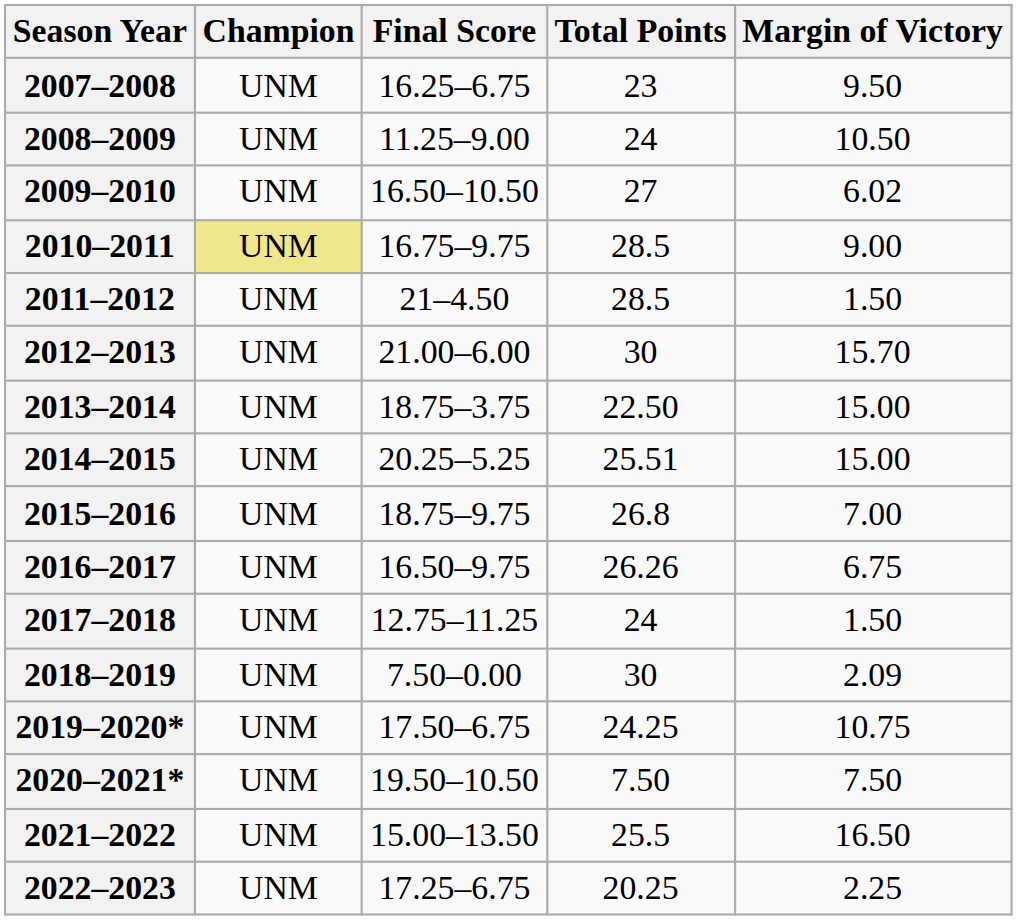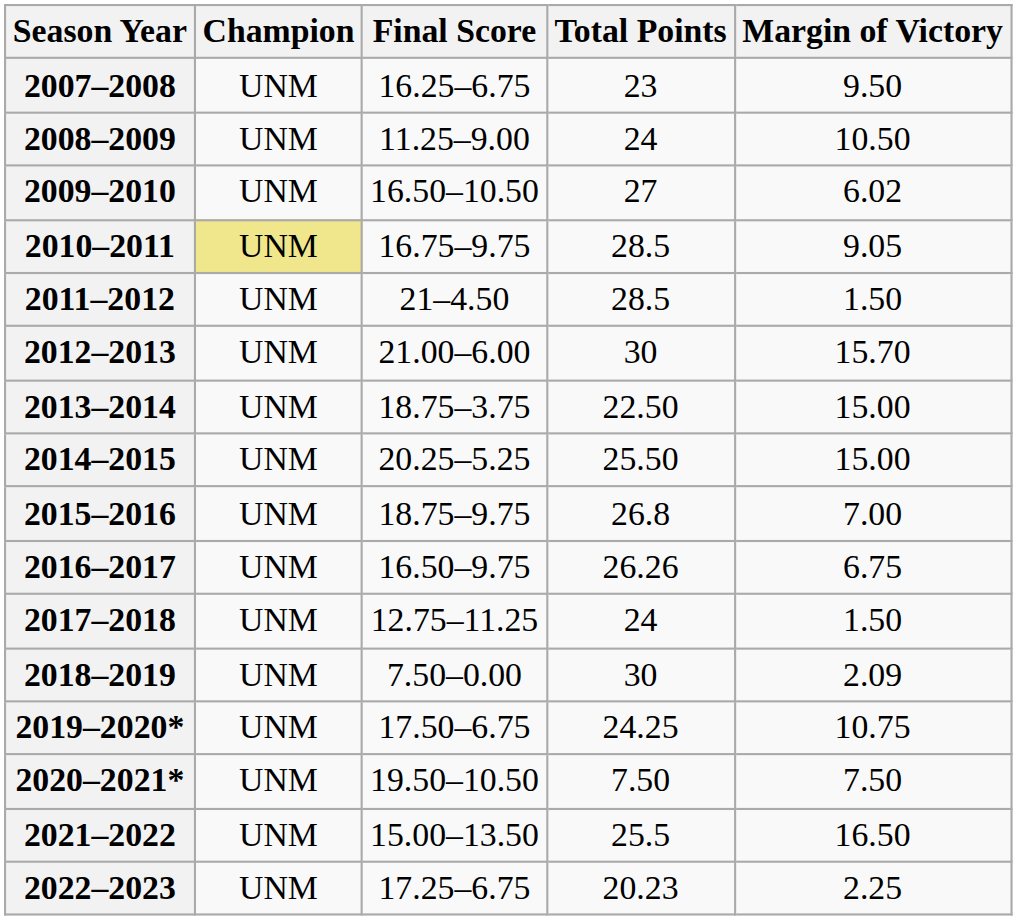(873, 245) 9.00 -> (873, 245) 9.05
(641, 459) 25.51 -> (641, 459) 25.50
(641, 887) 20.25 -> (641, 887) 20.23
